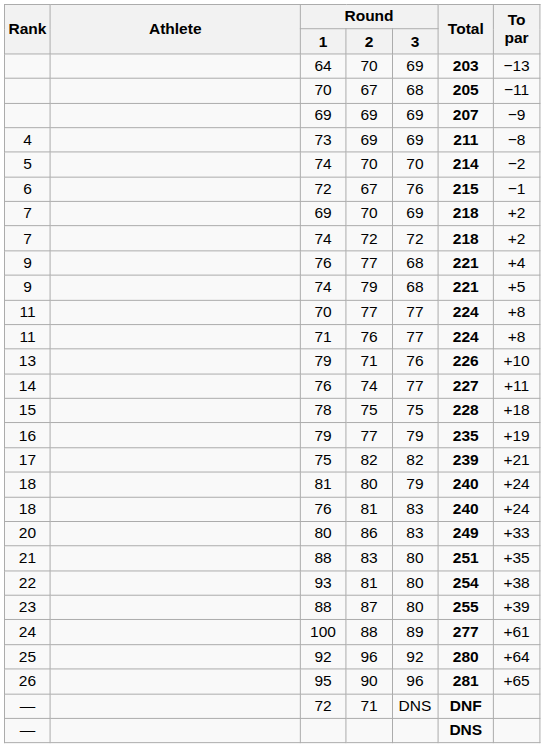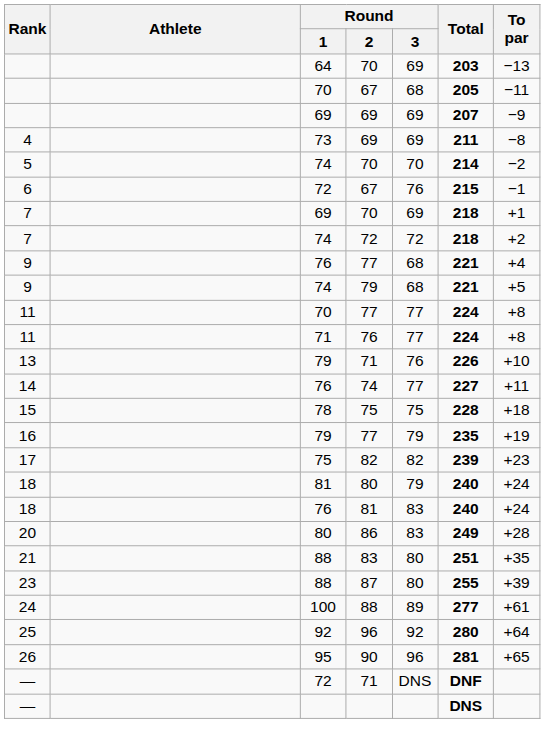(517, 213) +2 -> (517, 213) +1
(517, 459) +21 -> (517, 459) +23
(517, 533) +33 -> (517, 533) +28
- row: (27, 582)
